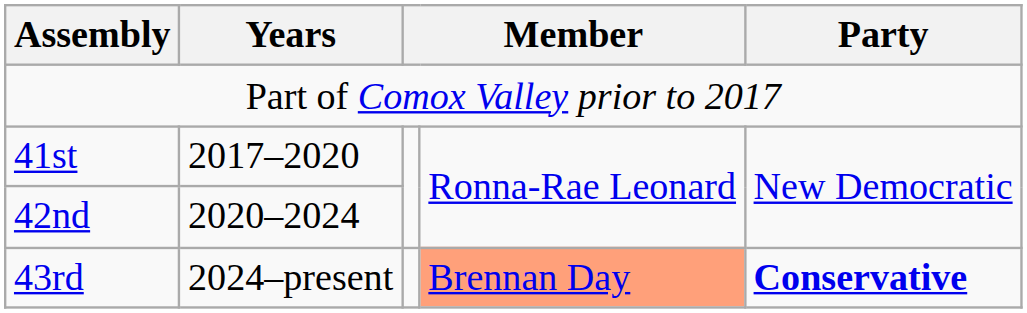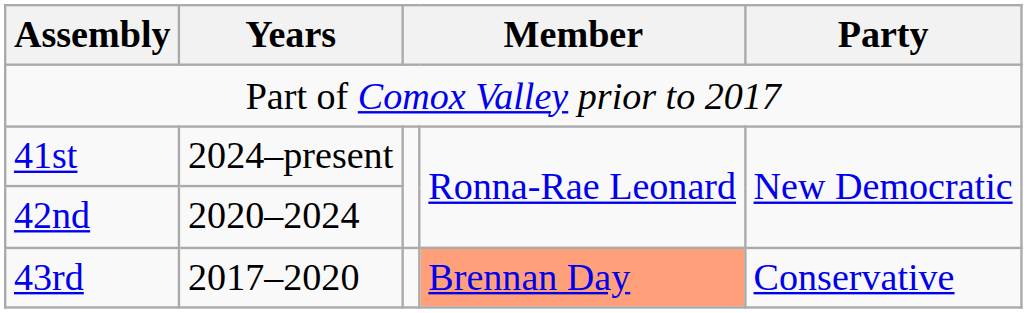(274, 155) 2017–2020 -> (291, 155) 2024–present
(291, 276) 2024–present -> (274, 276) 2017–2020
(860, 276) bold -> (854, 276) normal
